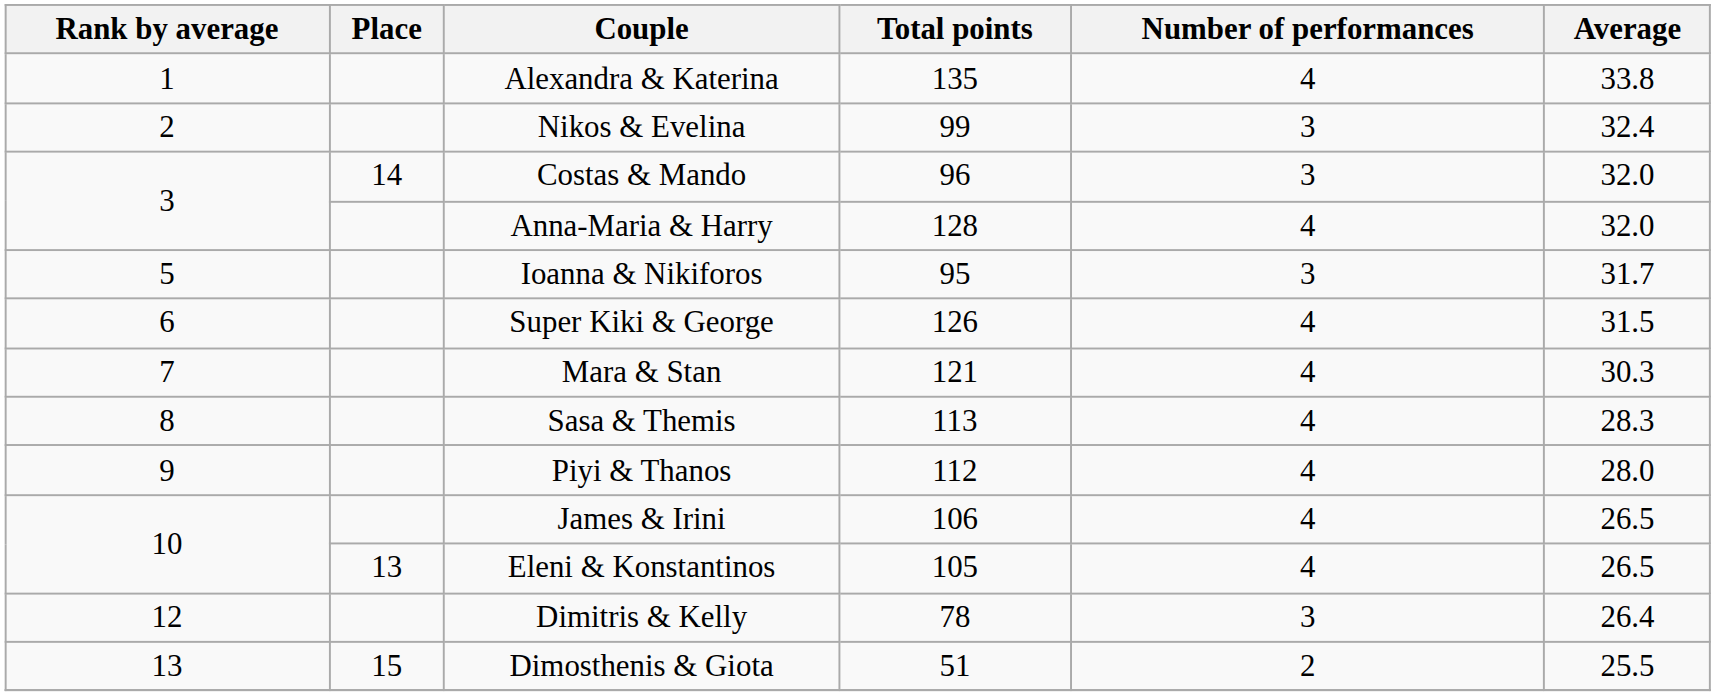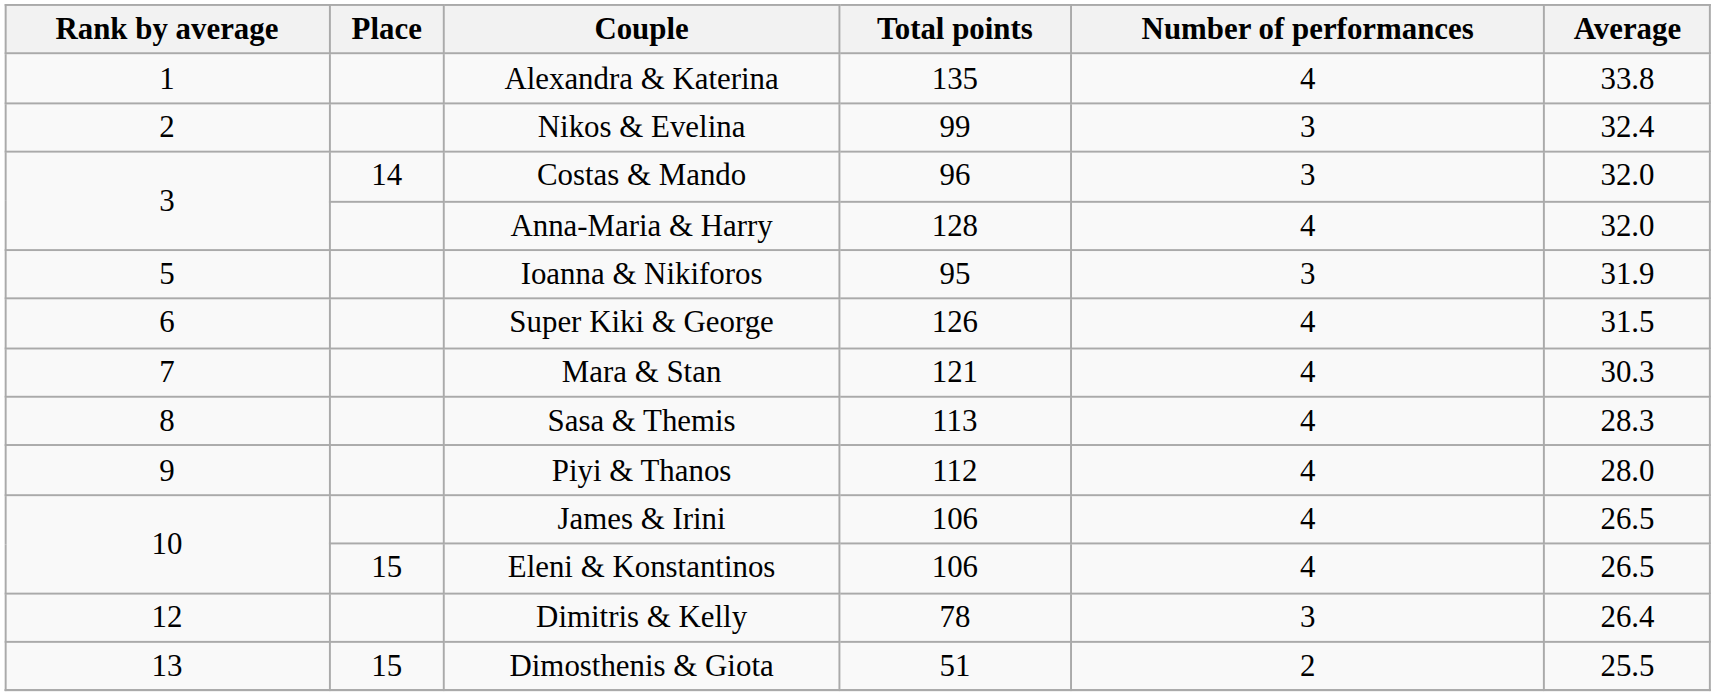(1627, 273) 31.7 -> (1627, 273) 31.9
(387, 567) 13 -> (387, 567) 15
(955, 567) 105 -> (955, 567) 106
